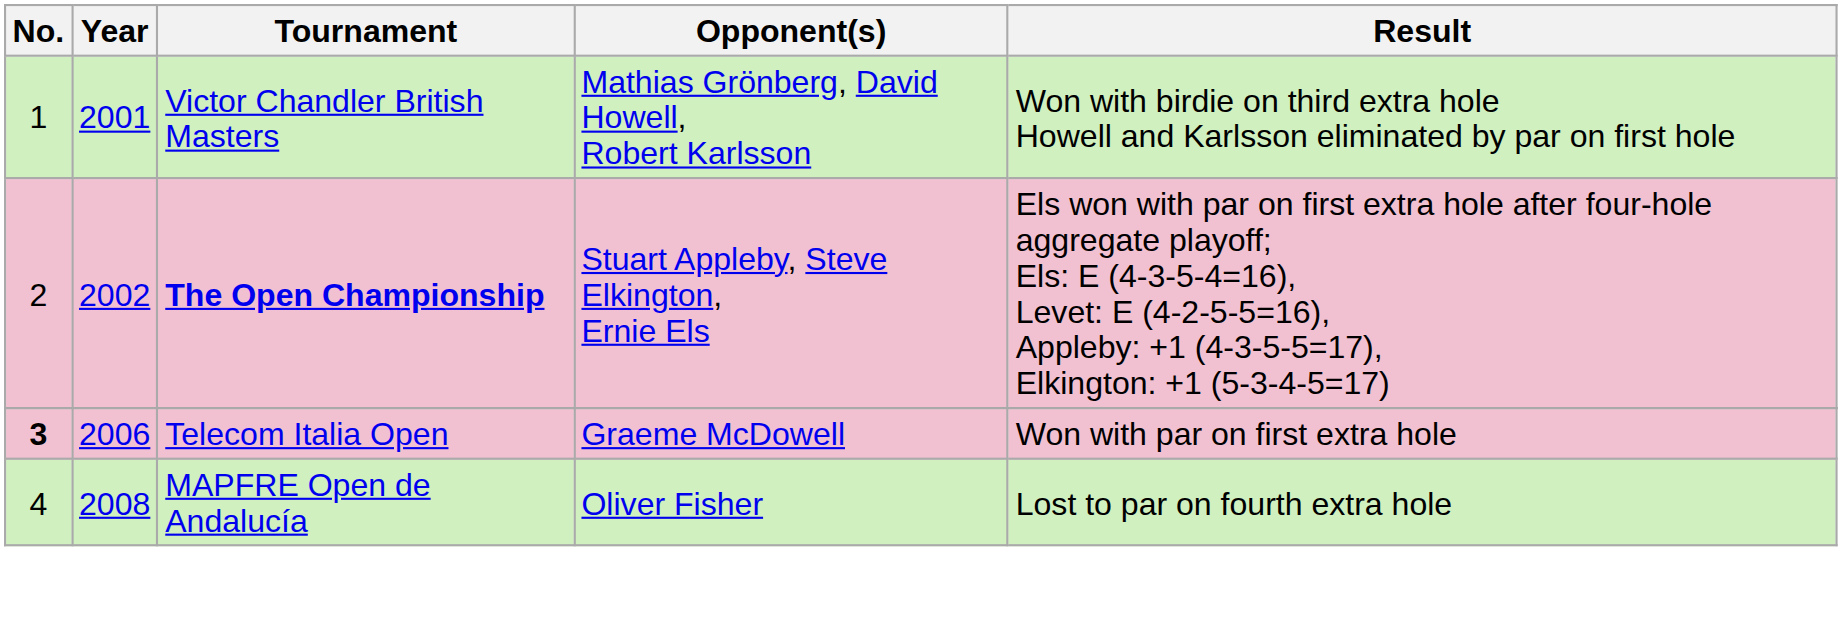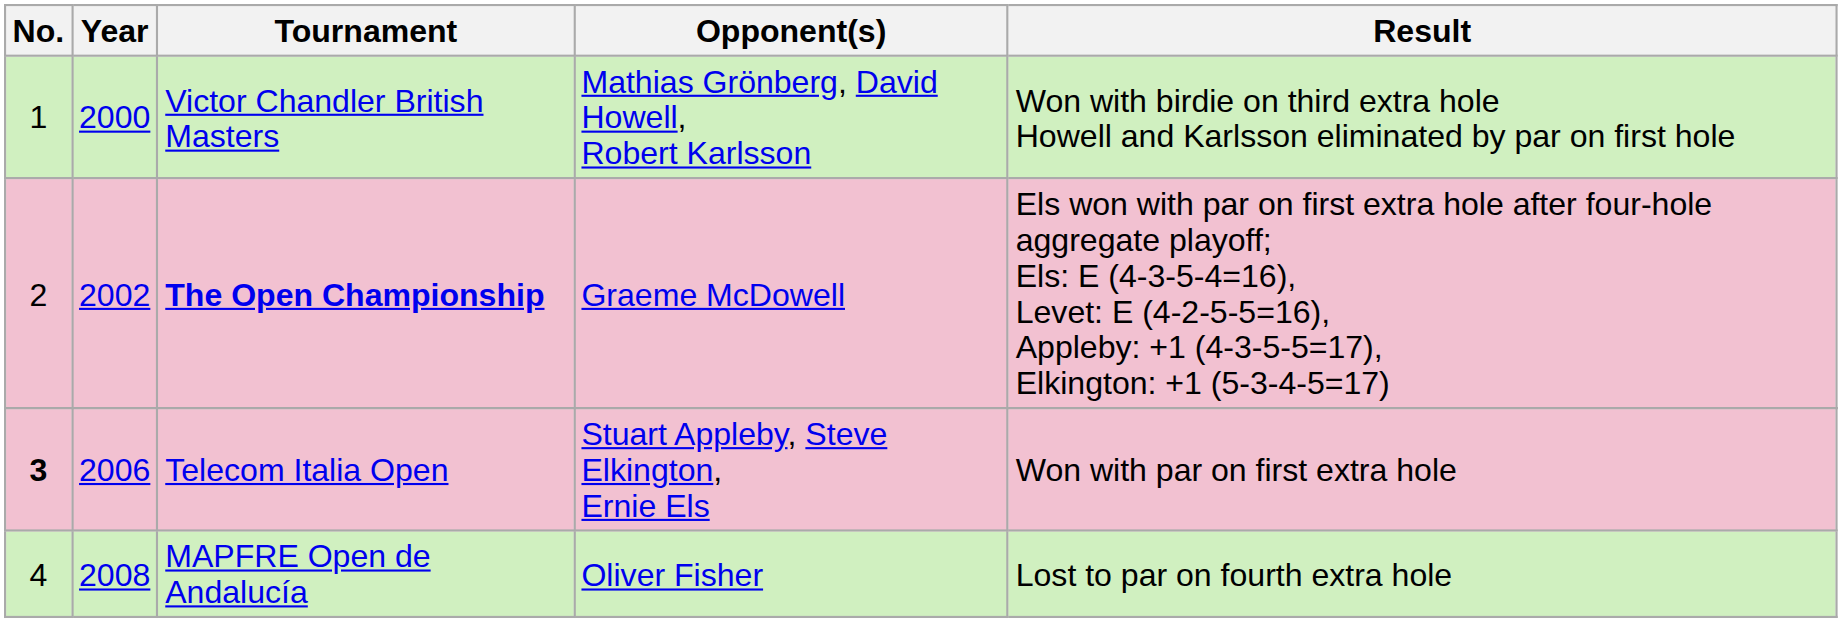(115, 117) 2001 -> (115, 117) 2000
(734, 294) Stuart Appleby, Steve Elkington, Ernie Els -> (713, 294) Graeme McDowell
(713, 434) Graeme McDowell -> (734, 470) Stuart Appleby, Steve Elkington, Ernie Els
